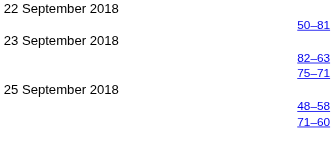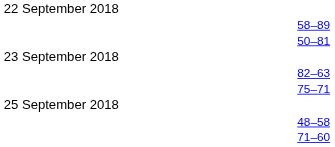+ row: (132, 25)
